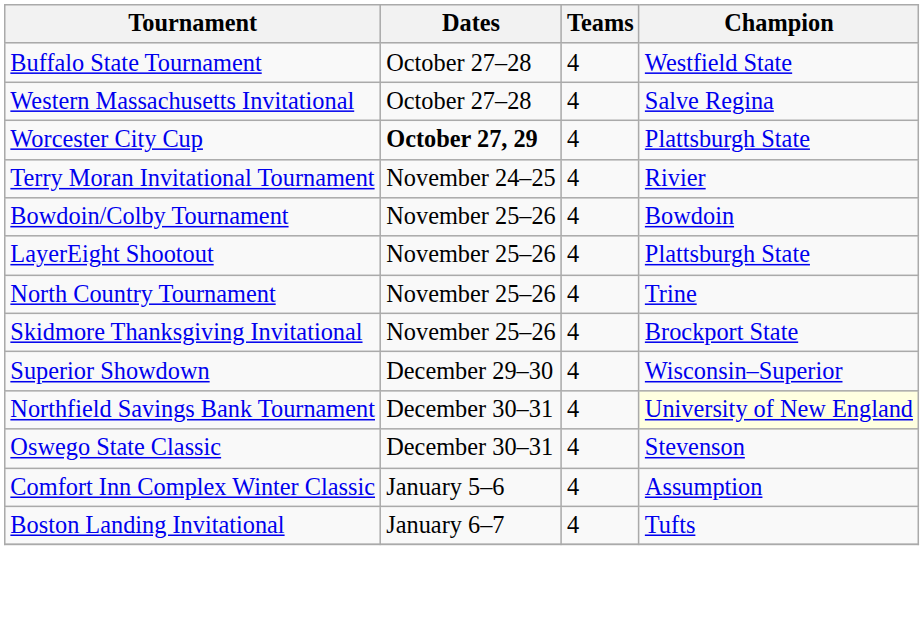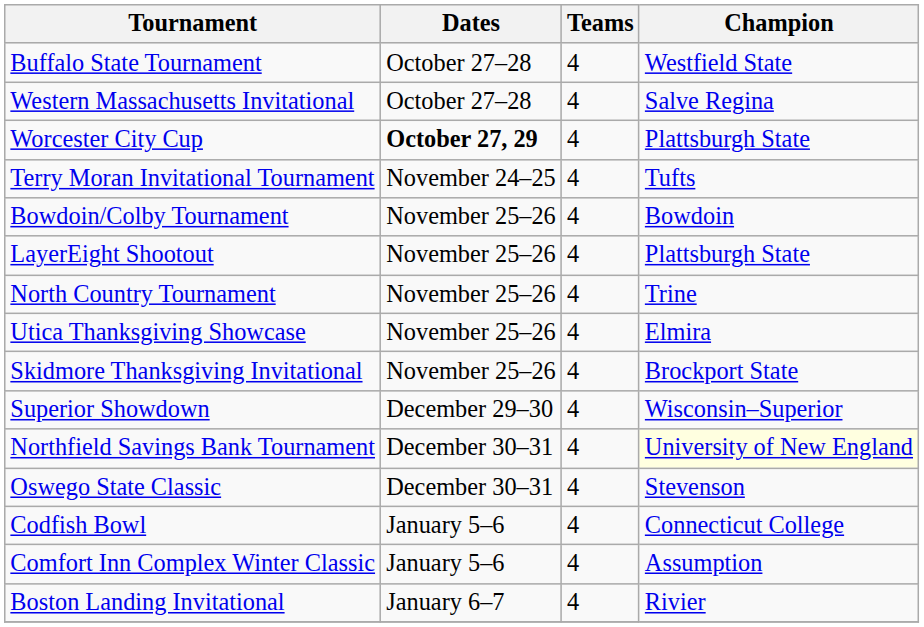(675, 178) Rivier -> (670, 178) Tufts
+ row: (158, 332)
+ row: (78, 525)
(670, 525) Tufts -> (675, 602) Rivier
